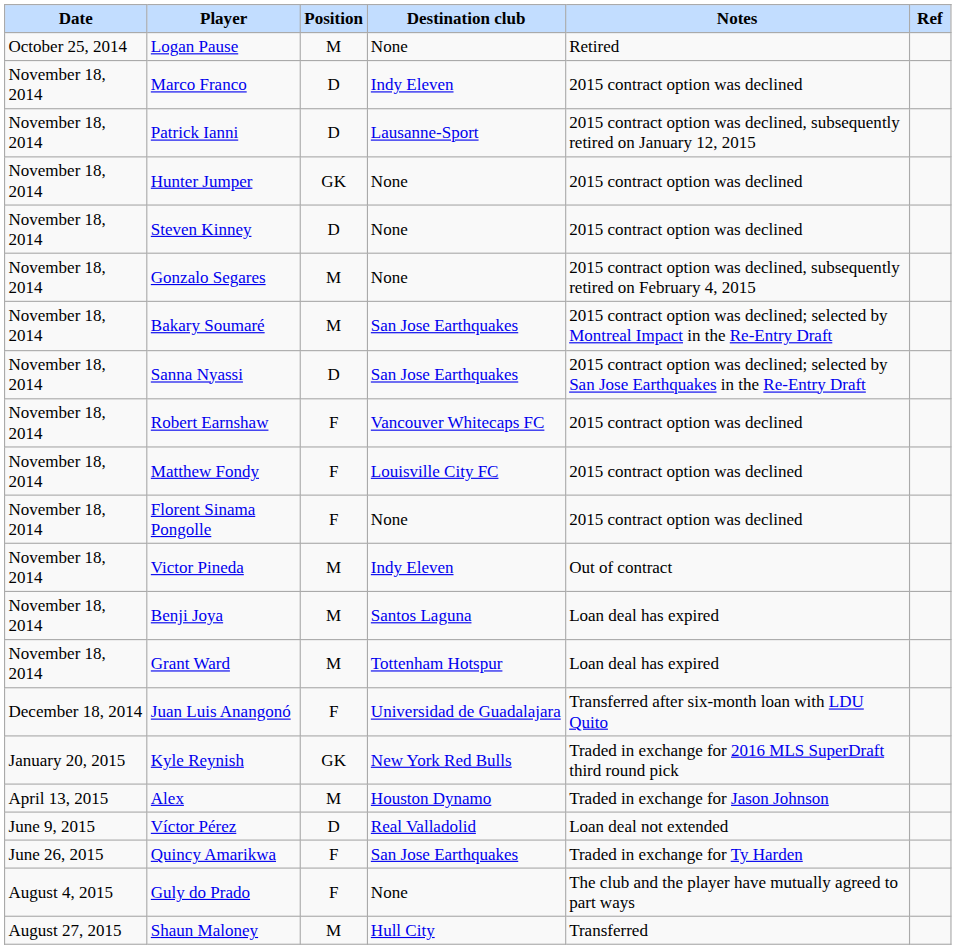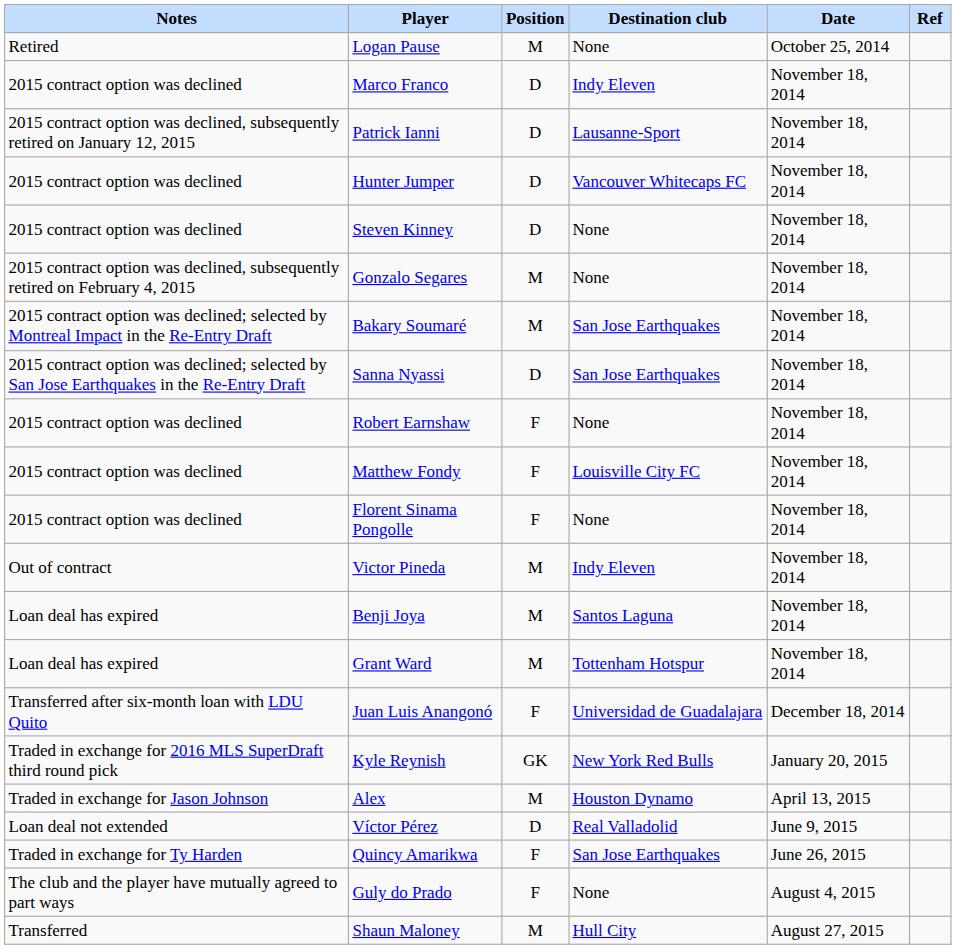columns swapped: (76, 18) <-> (737, 18)
(334, 181) GK -> (535, 181) D
(389, 181) None -> (659, 181) Vancouver Whitecaps FC
(458, 422) Vancouver Whitecaps FC -> (591, 422) None
